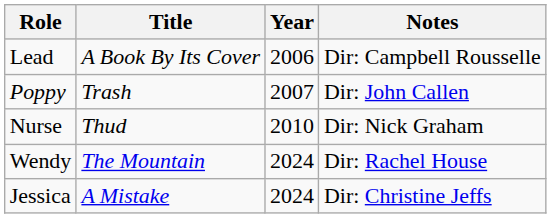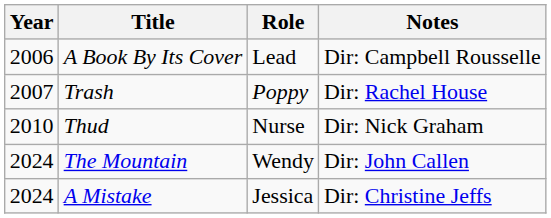columns swapped: (292, 21) <-> (41, 21)
(396, 91) Dir: John Callen -> (406, 91) Dir: Rachel House
(406, 160) Dir: Rachel House -> (396, 160) Dir: John Callen
